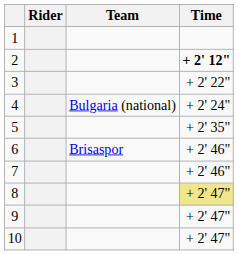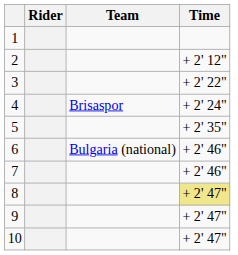(206, 60) bold -> (205, 60) normal
(123, 104) Bulgaria (national) -> (96, 104) Brisaspor
(96, 149) Brisaspor -> (123, 149) Bulgaria (national)
